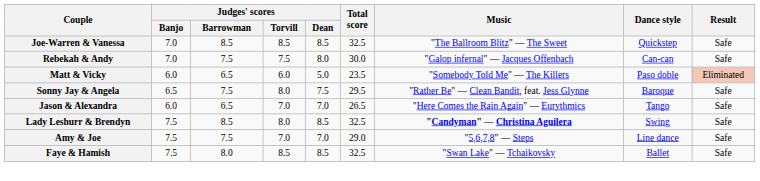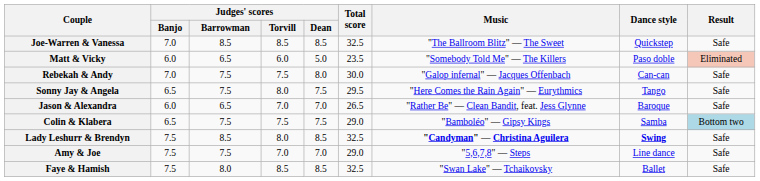rows swapped: (78, 75) <-> (78, 59)
(499, 91) "Rather Be" — Clean Bandit, feat. Jess Glynne -> (496, 91) "Here Comes the Rain Again" — Eurythmics
(658, 91) Baroque -> (654, 91) Tango
(499, 106) "Here Comes the Rain Again" — Eurythmics -> (496, 106) "Rather Be" — Clean Bandit, feat. Jess Glynne
(658, 106) Tango -> (654, 106) Baroque
+ row: (78, 122)
(658, 122) normal -> (654, 138) bold
